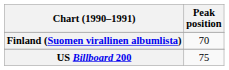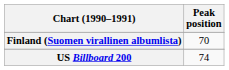(204, 57) 75 -> (204, 57) 74
